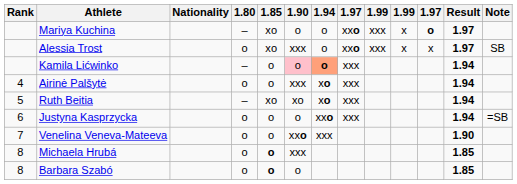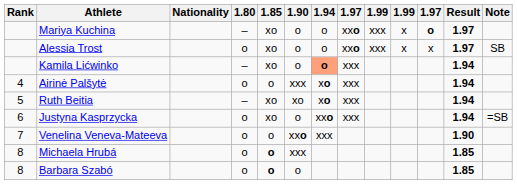(298, 48) xxx -> (298, 48) o
(271, 65) o -> (271, 65) xo
(298, 65) pink background -> (298, 65) no background
(271, 118) o -> (271, 118) xo
